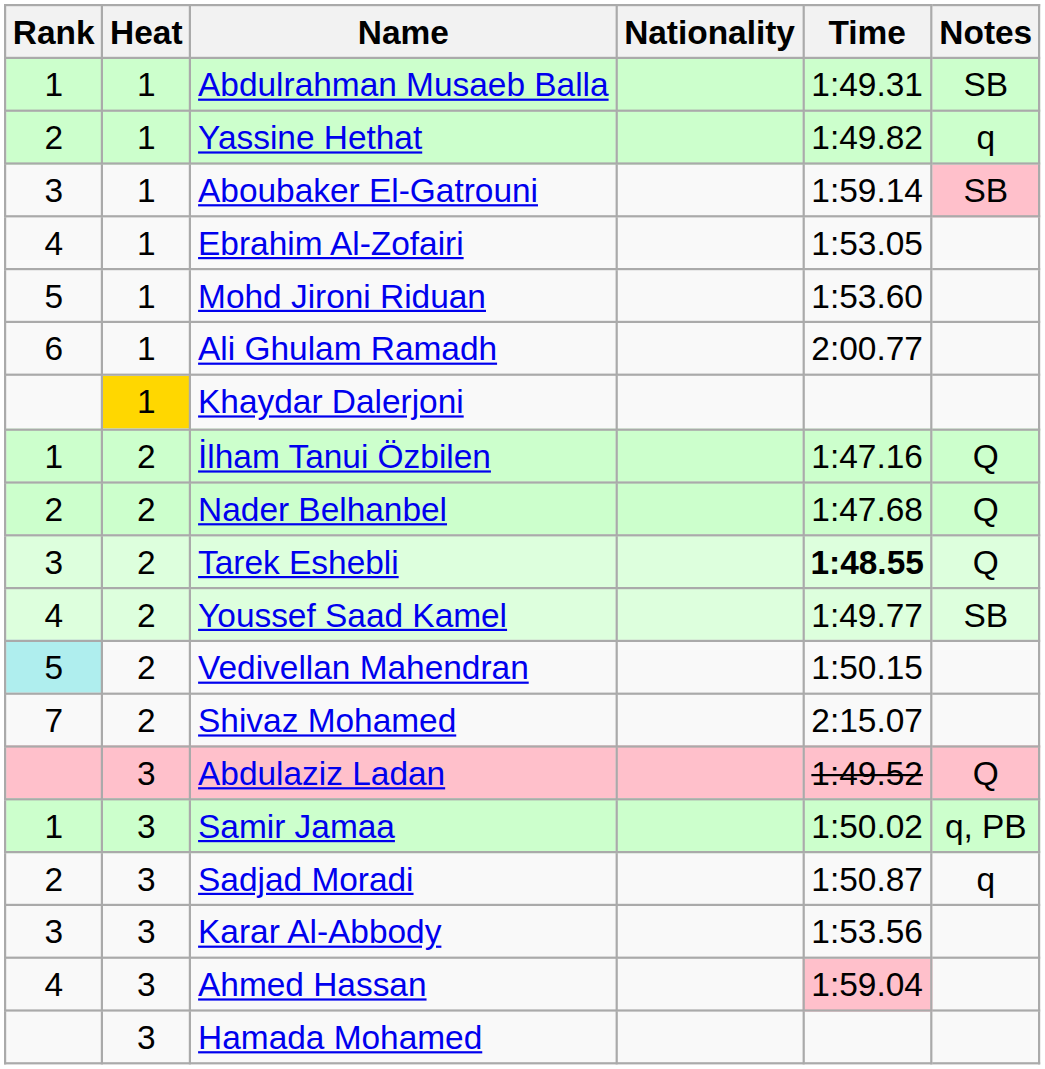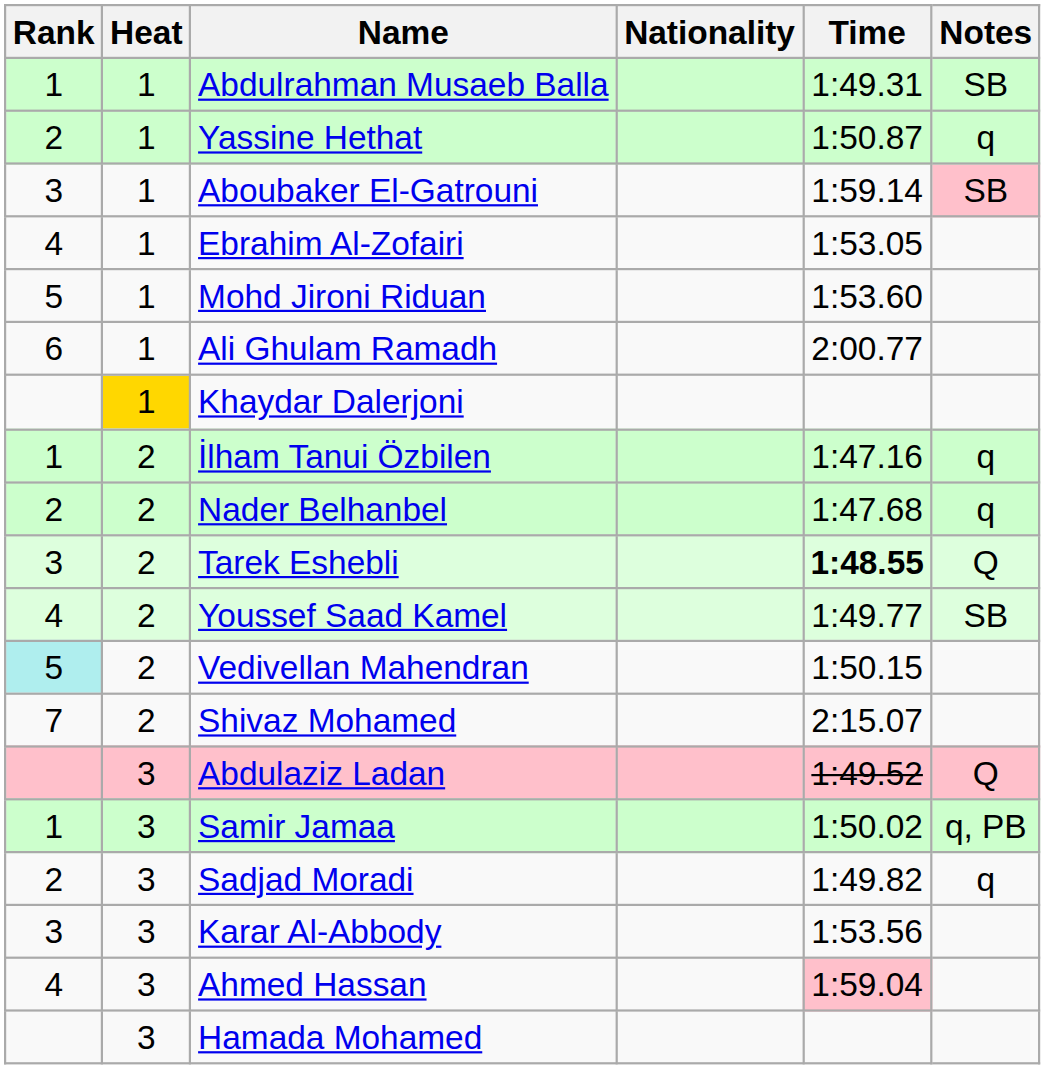(867, 138) 1:49.82 -> (867, 138) 1:50.87
(986, 455) Q -> (986, 455) q
(986, 508) Q -> (986, 508) q
(867, 879) 1:50.87 -> (867, 879) 1:49.82
